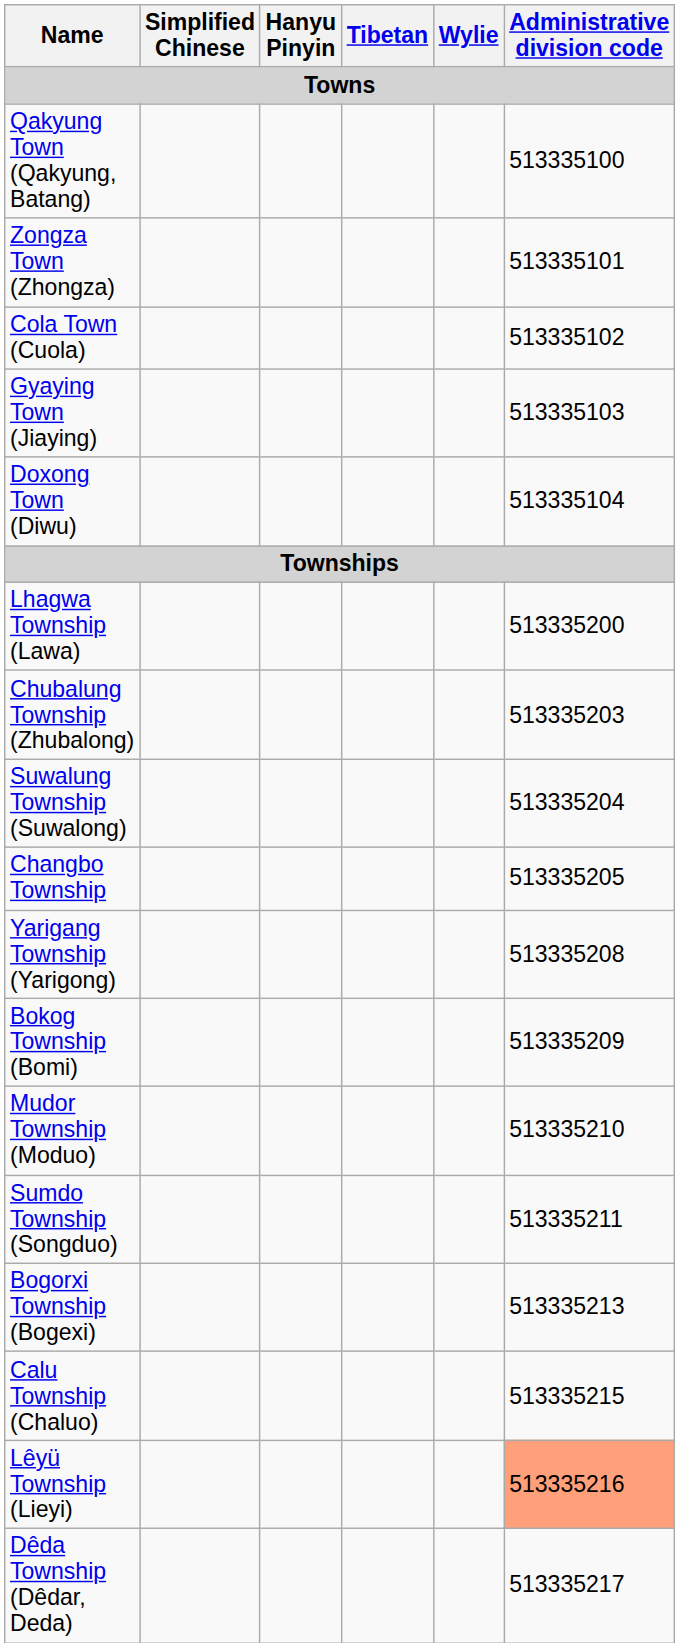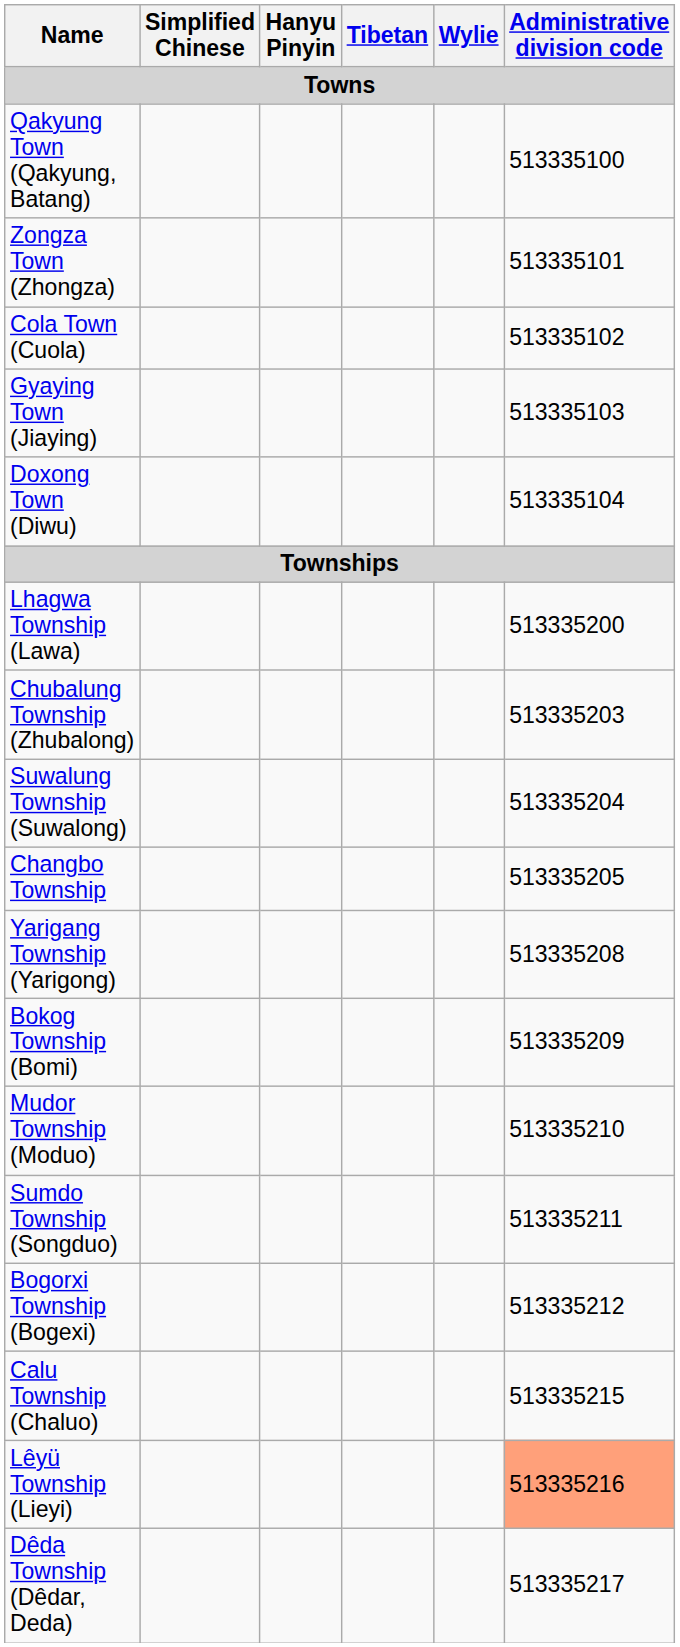(567, 1307) 513335213 -> (567, 1307) 513335212
